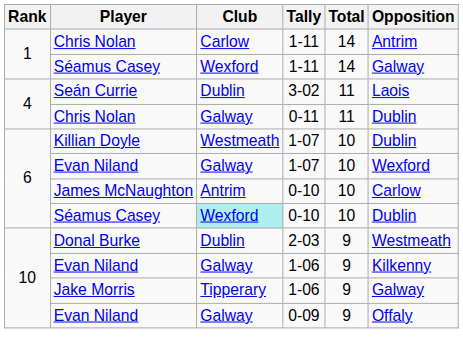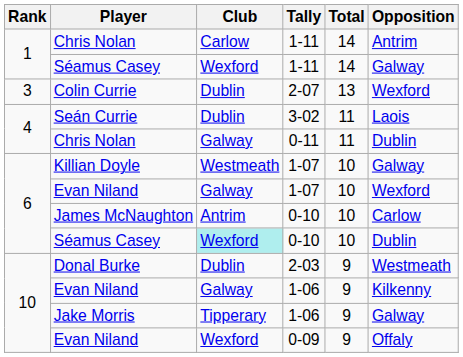+ row: (95, 91)
(394, 141) Dublin -> (398, 166) Galway
(226, 315) Galway -> (229, 340) Wexford
